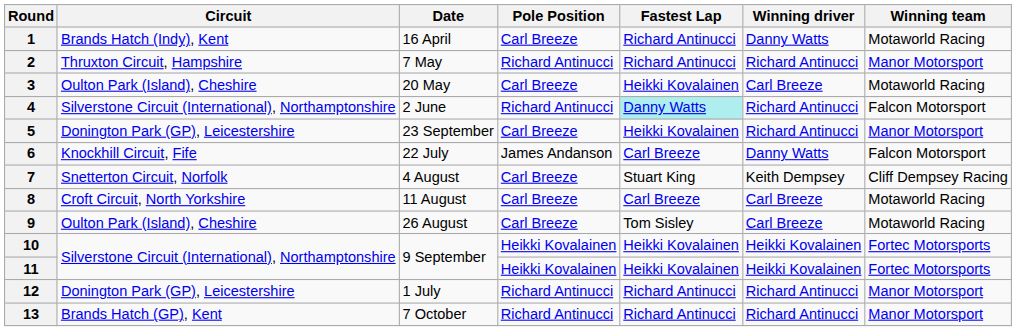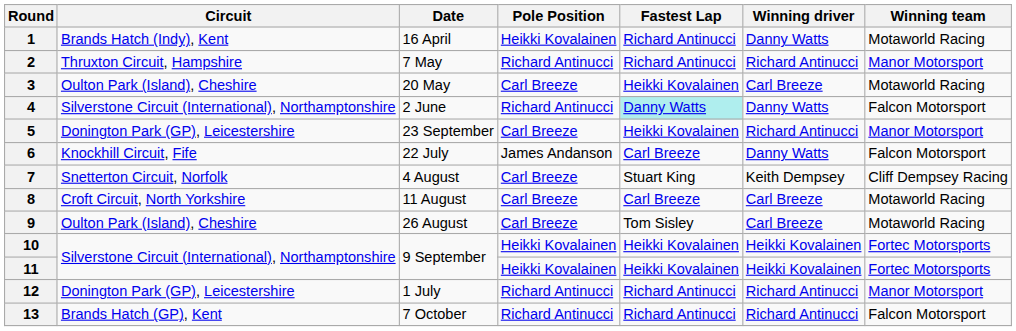(539, 39) Carl Breeze -> (559, 39) Heikki Kovalainen
(802, 107) Richard Antinucci -> (787, 107) Danny Watts
(926, 314) Manor Motorsport -> (927, 314) Falcon Motorsport
